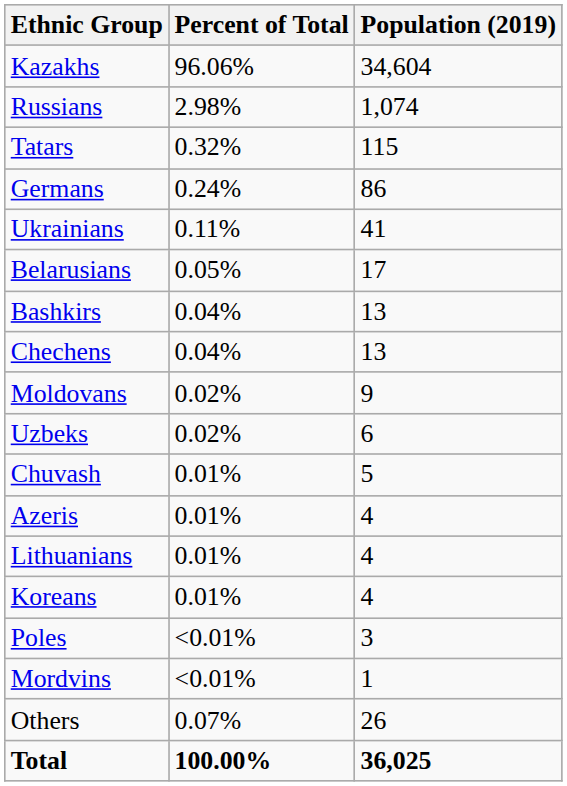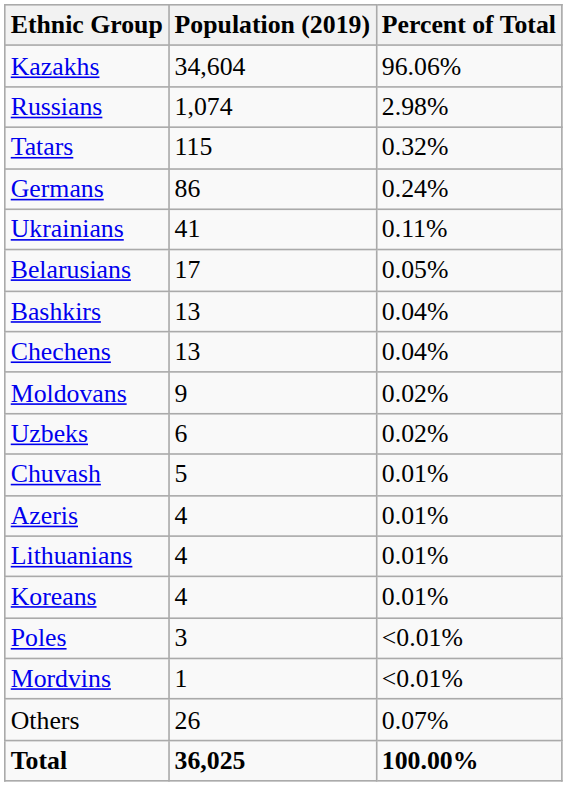columns swapped: (458, 24) <-> (262, 24)
